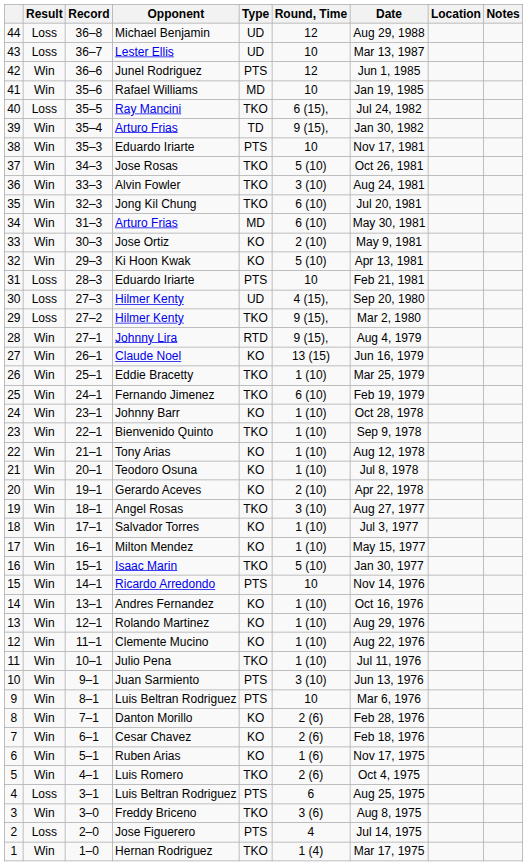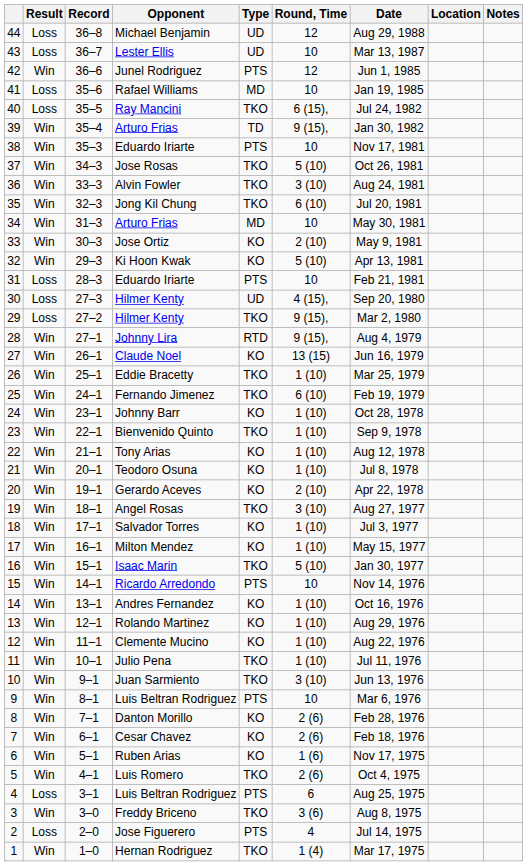(44, 90) Win -> (44, 90) Loss
(311, 223) 6 (10) -> (311, 223) 10
(256, 680) PTS -> (256, 680) TKO
